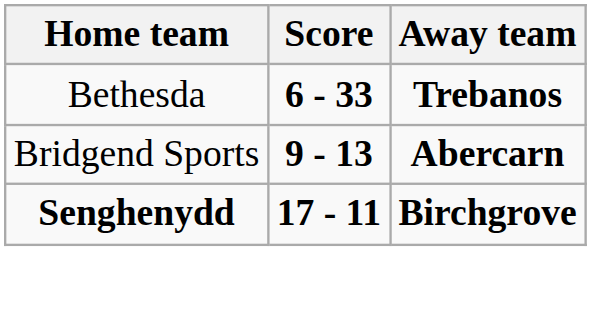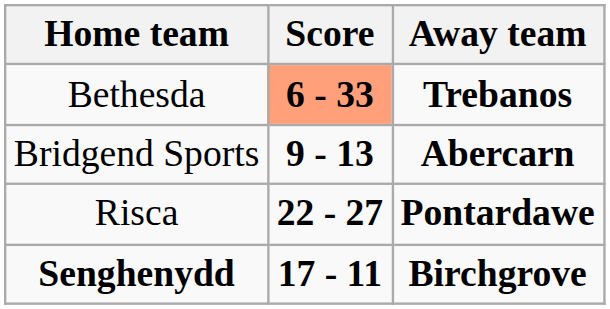(329, 93) no background -> (330, 93) lightsalmon background
+ row: (137, 213)
